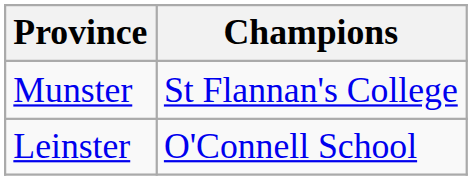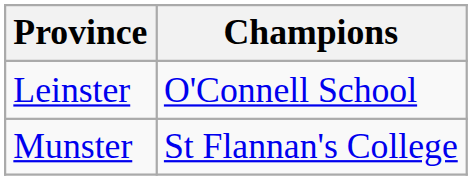rows swapped: (72, 145) <-> (73, 89)
